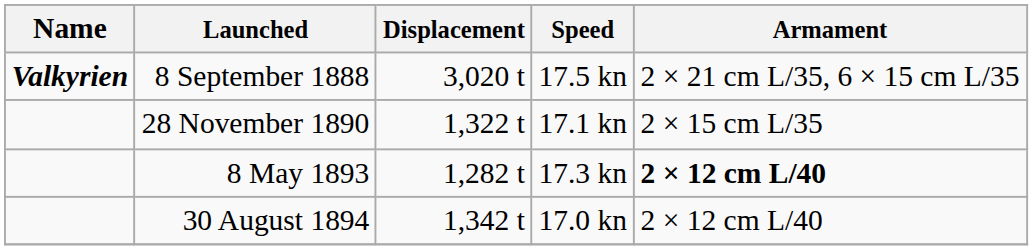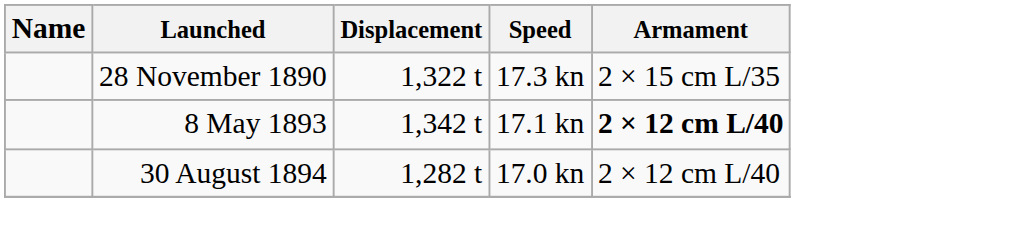- row: (262, 75)
(583, 123) 17.1 kn -> (540, 75) 17.3 kn
(484, 171) 1,282 t -> (441, 123) 1,342 t
(583, 171) 17.3 kn -> (540, 123) 17.1 kn
(484, 219) 1,342 t -> (441, 171) 1,282 t
